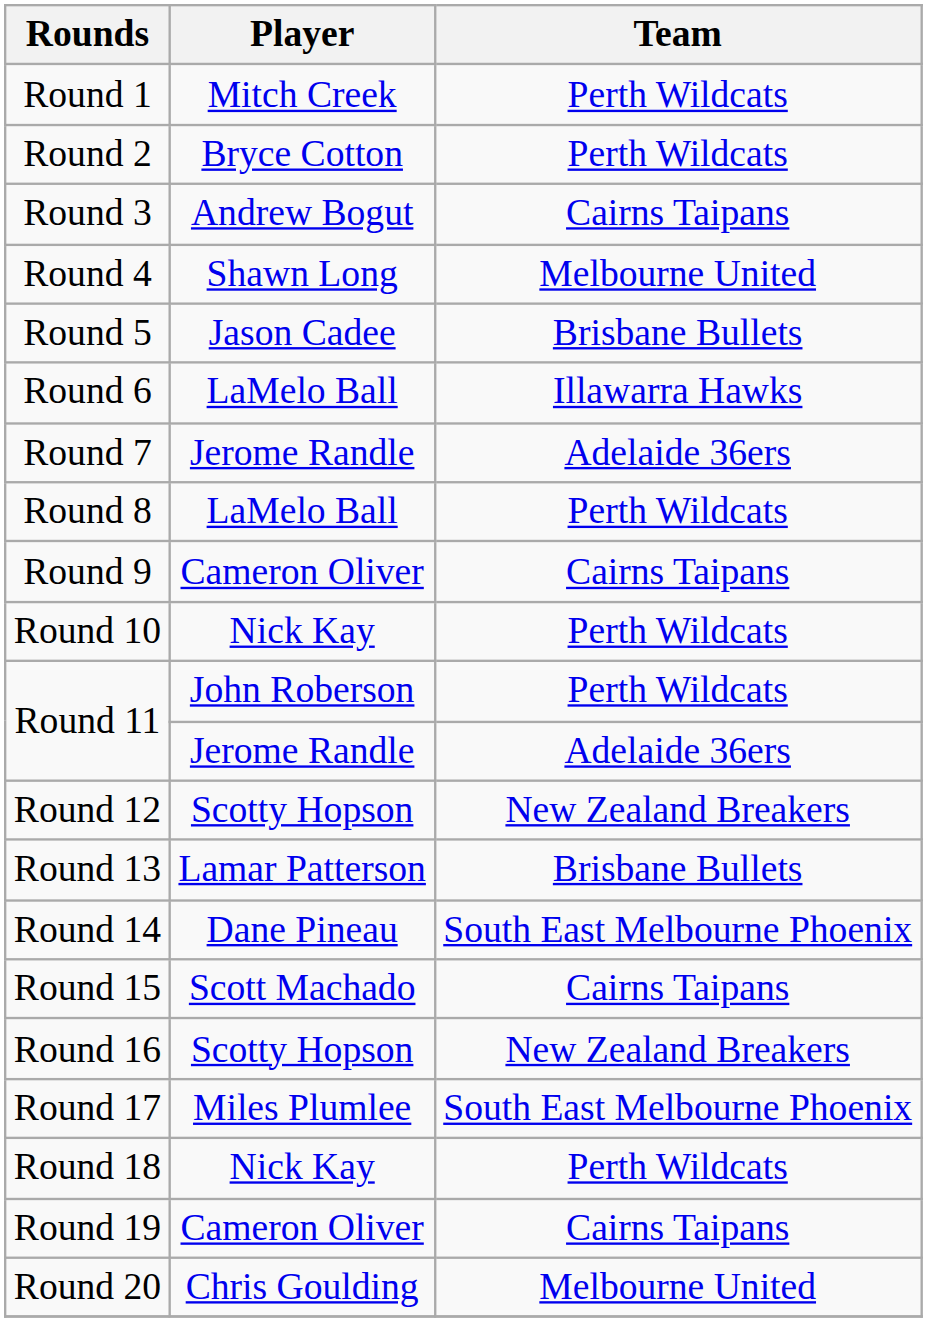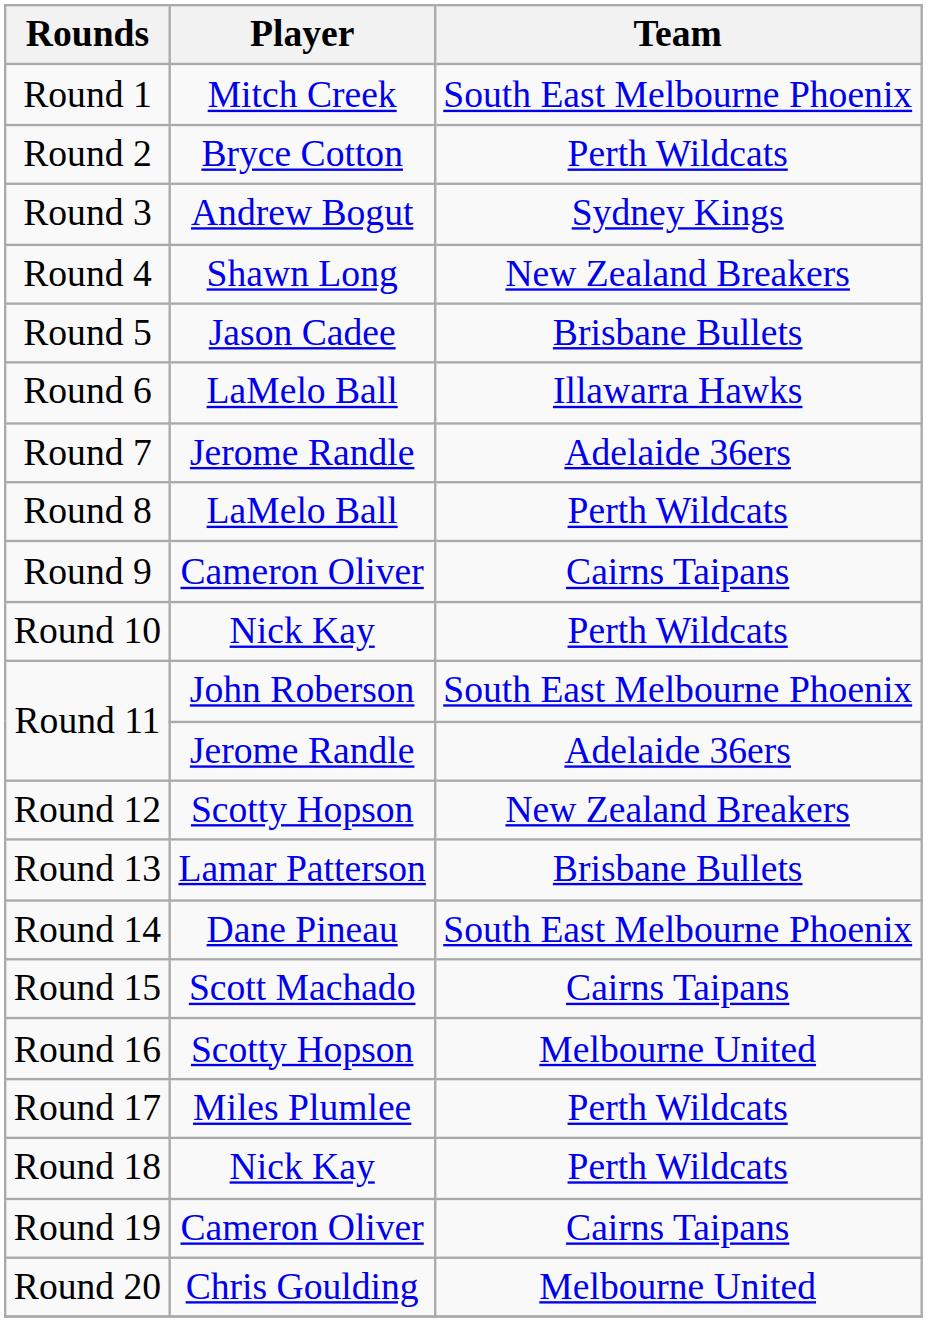(678, 93) Perth Wildcats -> (678, 93) South East Melbourne Phoenix
(678, 213) Cairns Taipans -> (678, 213) Sydney Kings
(678, 272) Melbourne United -> (678, 272) New Zealand Breakers
(678, 690) Perth Wildcats -> (678, 690) South East Melbourne Phoenix
(678, 1048) New Zealand Breakers -> (678, 1048) Melbourne United
(678, 1107) South East Melbourne Phoenix -> (678, 1107) Perth Wildcats
